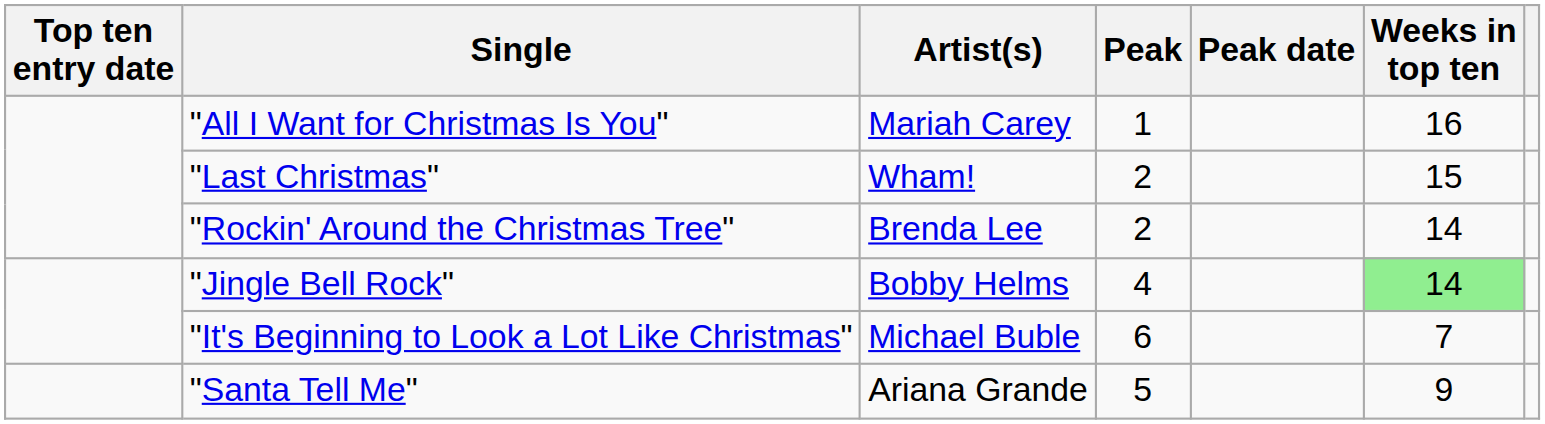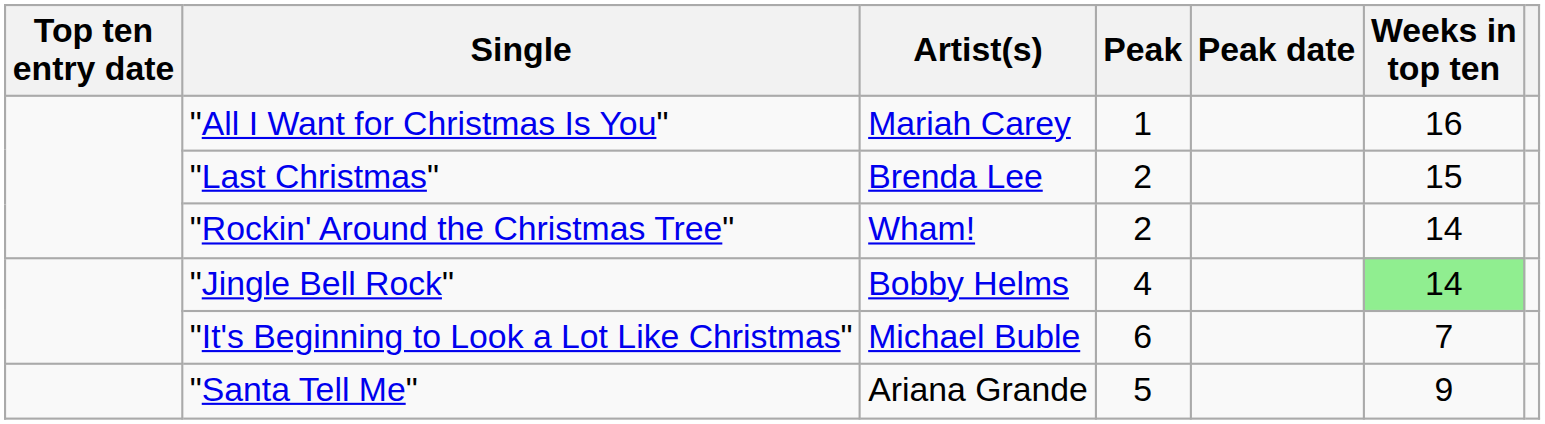(922, 176) Wham! -> (955, 176) Brenda Lee
(955, 229) Brenda Lee -> (922, 229) Wham!
